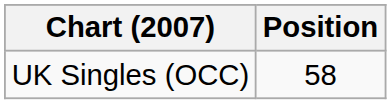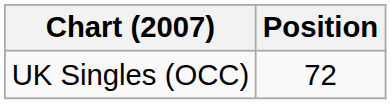(320, 74) 58 -> (320, 74) 72
